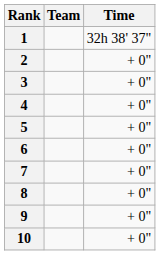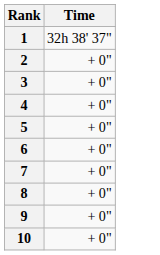- column: (64, 15)
